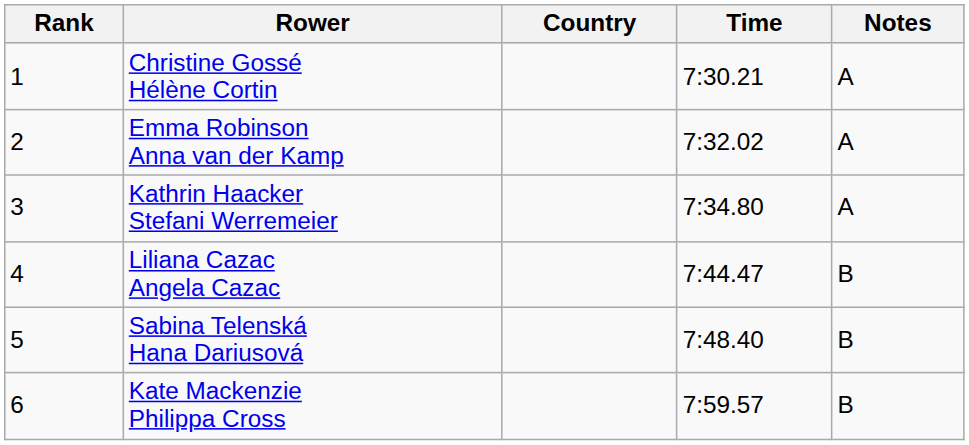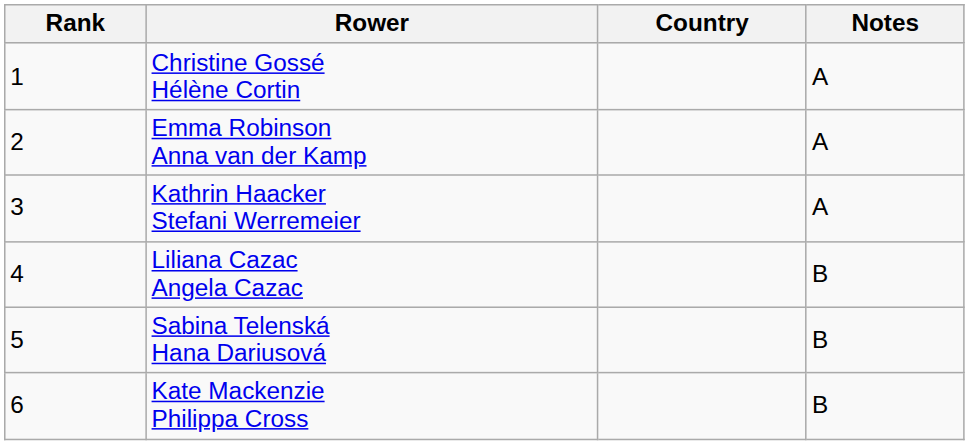- column: (754, 23)
